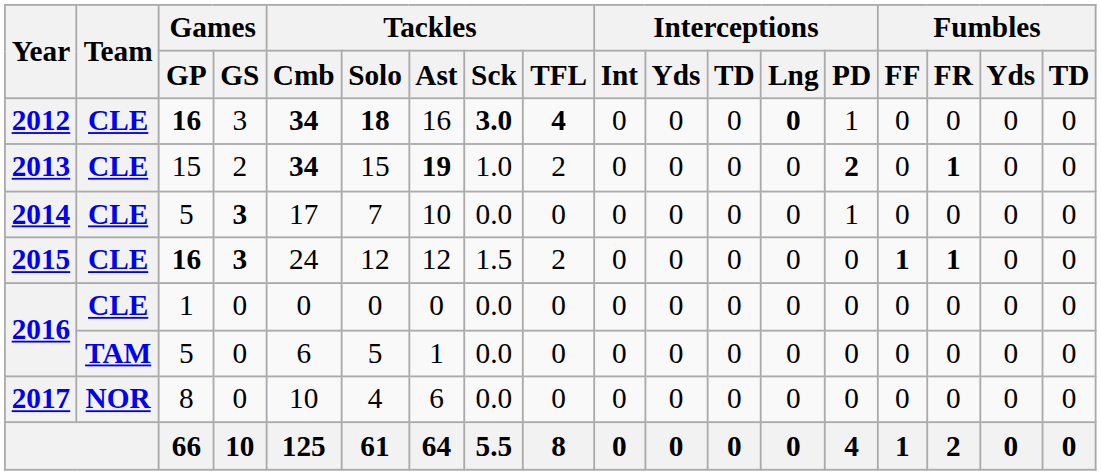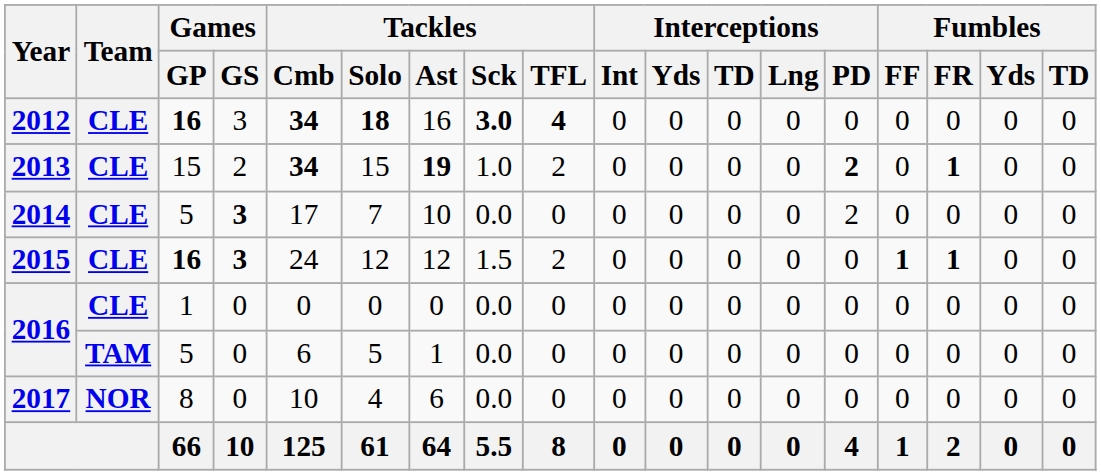(793, 120) bold -> (793, 120) normal
(852, 120) 1 -> (852, 120) 0
(852, 213) 1 -> (852, 213) 2
